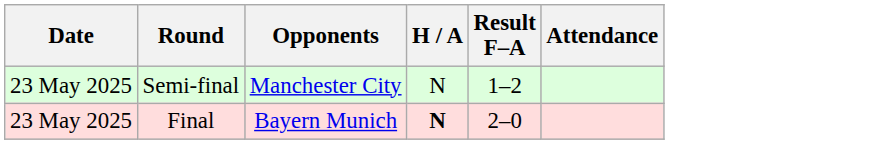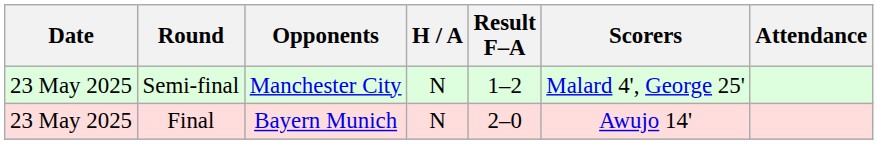+ column: (646, 35)
(438, 120) bold -> (438, 120) normal
